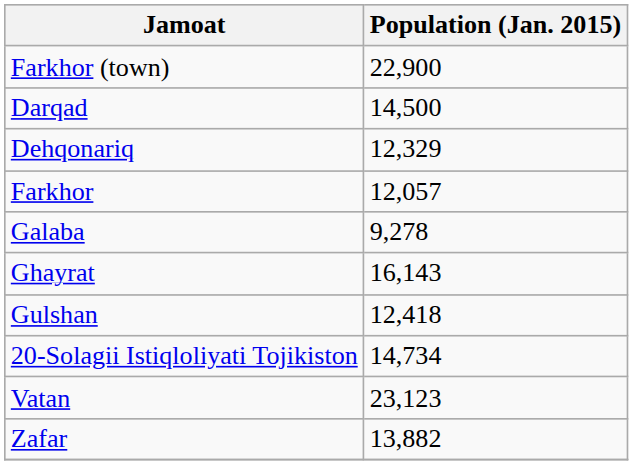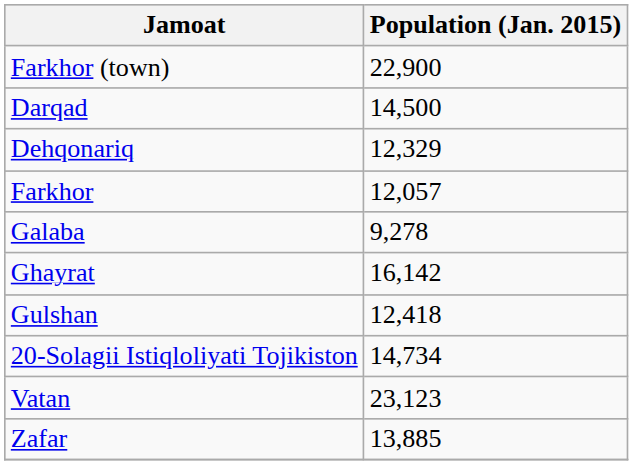(406, 273) 16,143 -> (406, 273) 16,142
(406, 438) 13,882 -> (406, 438) 13,885
